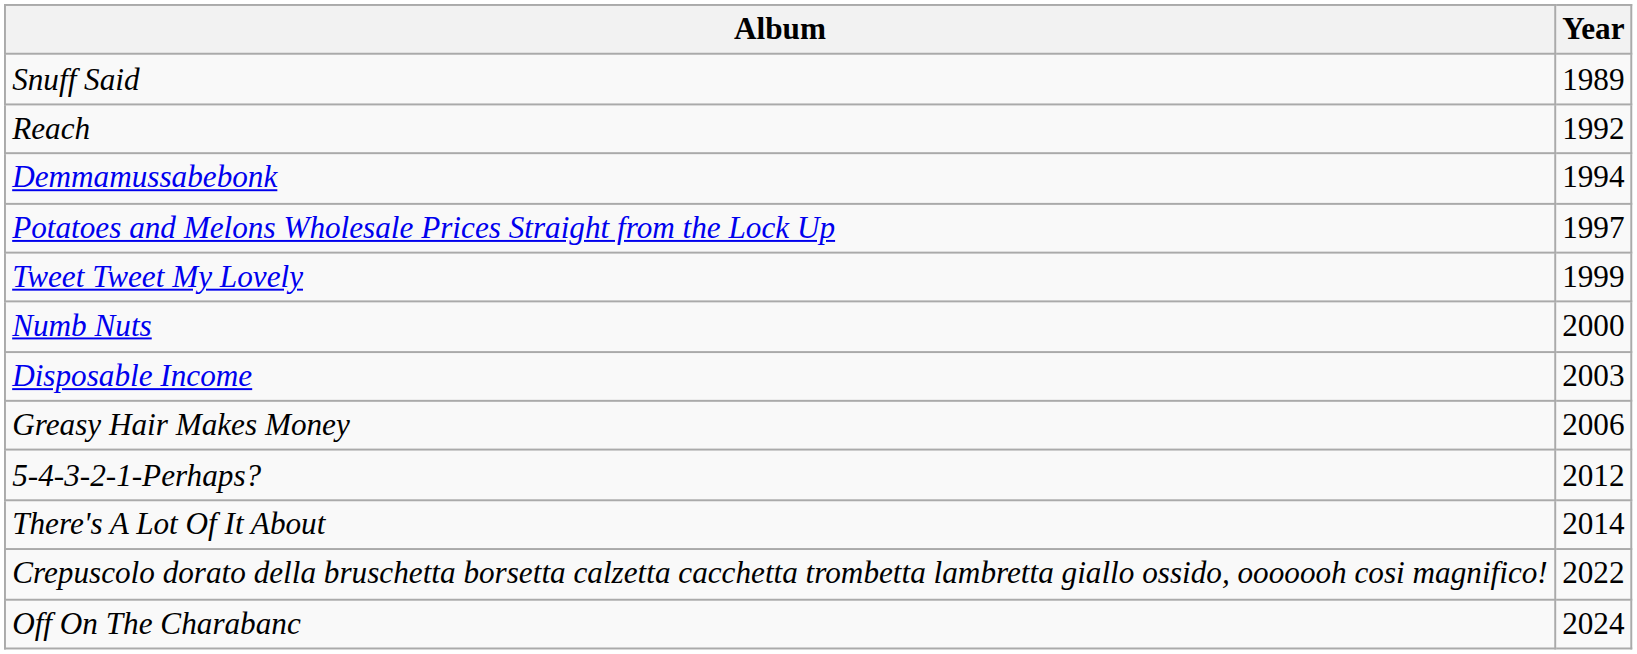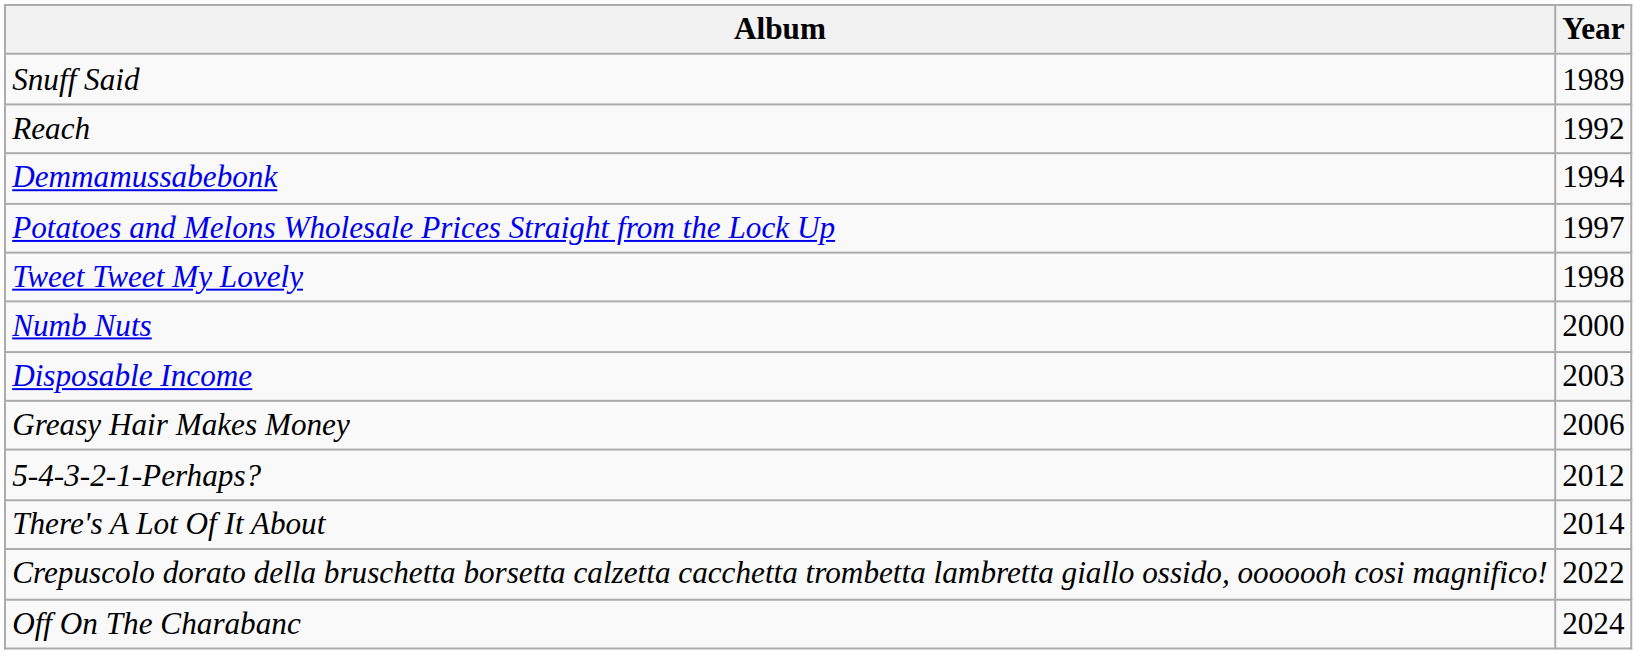(1593, 276) 1999 -> (1593, 276) 1998
